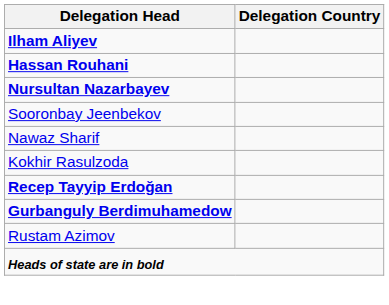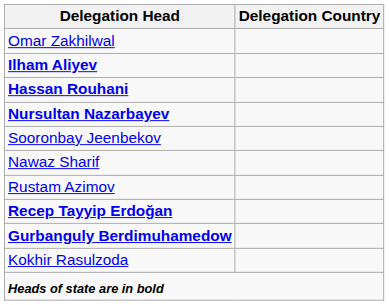+ row: (61, 41)
rows swapped: (68, 162) <-> (61, 235)
